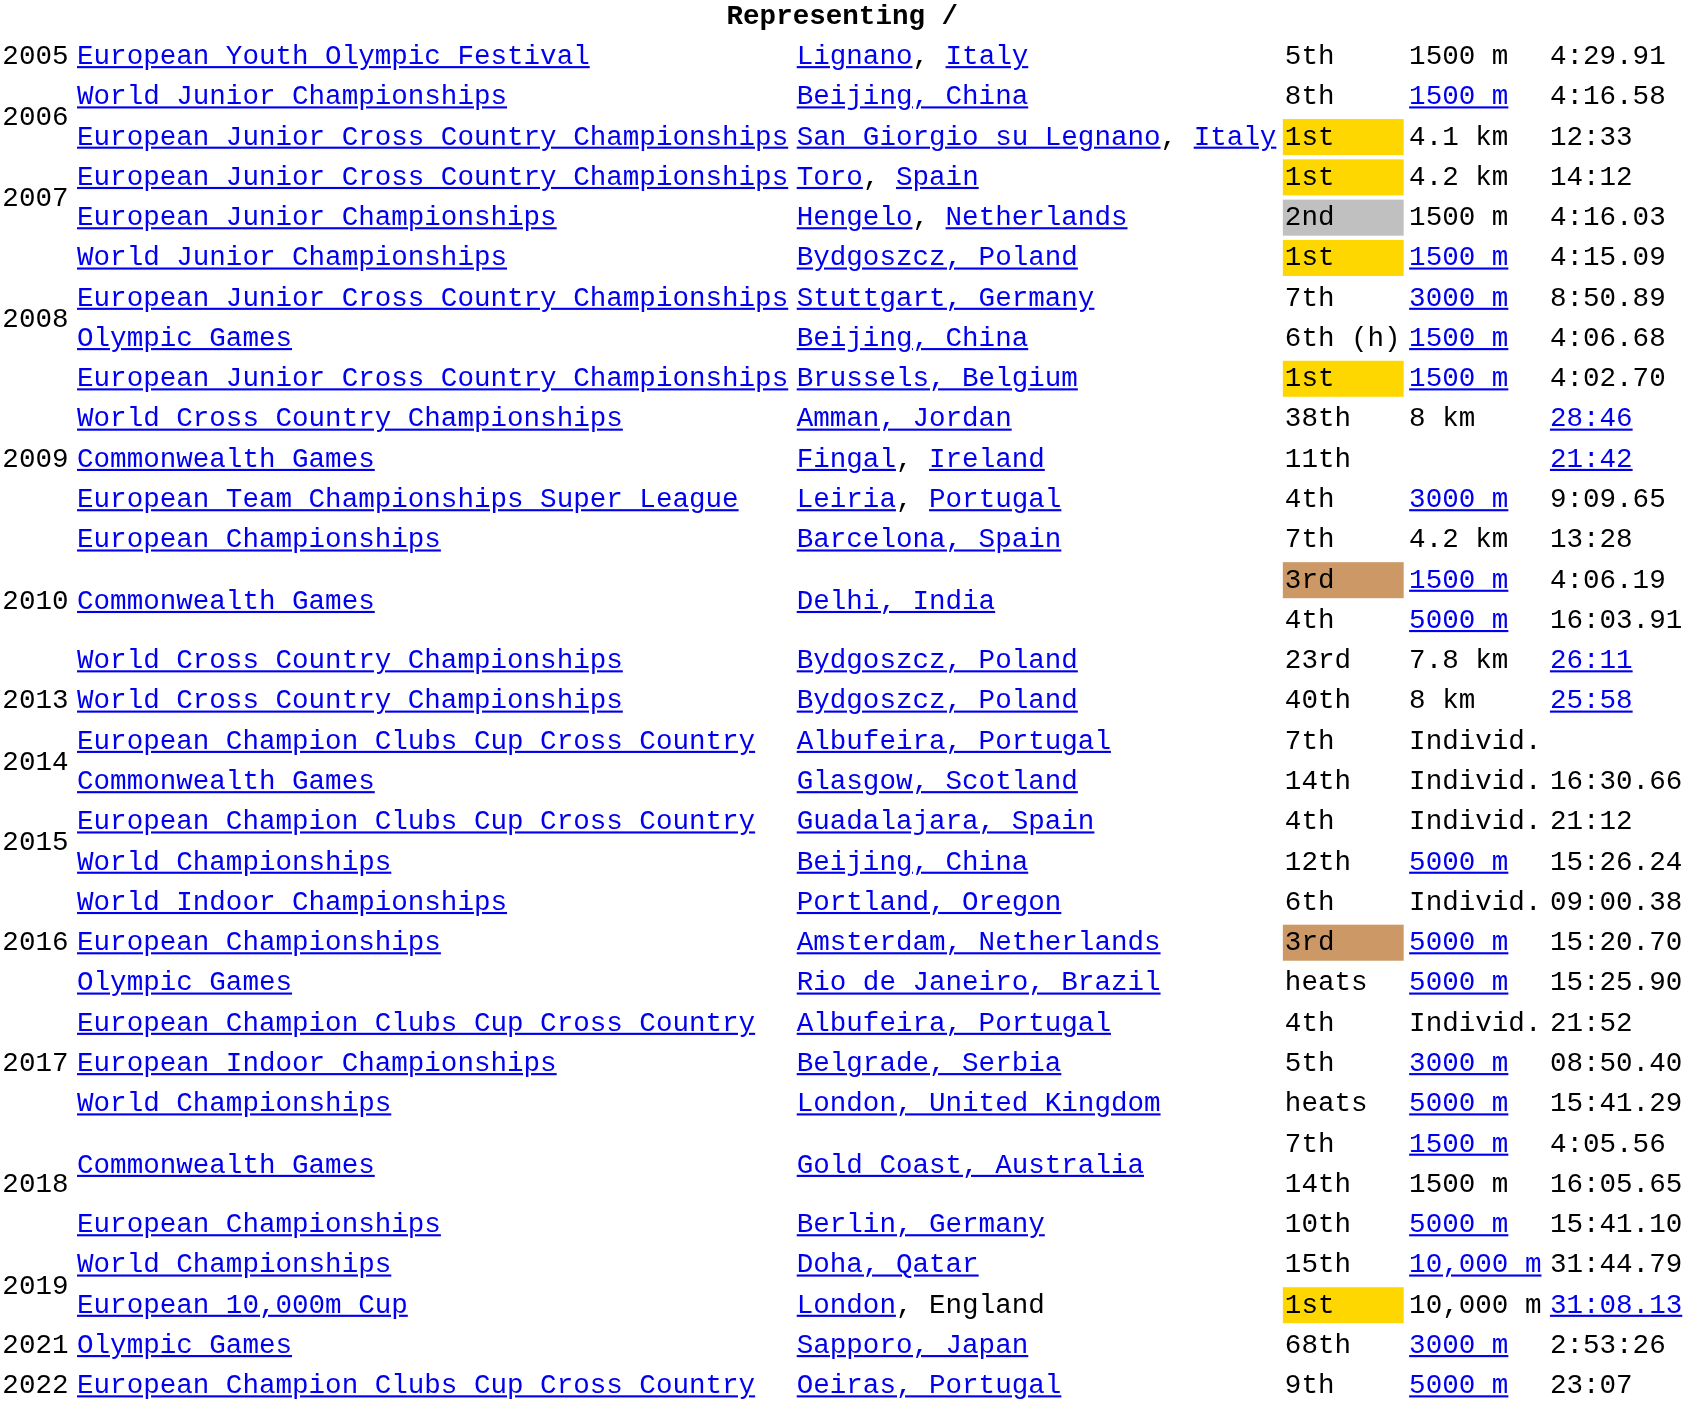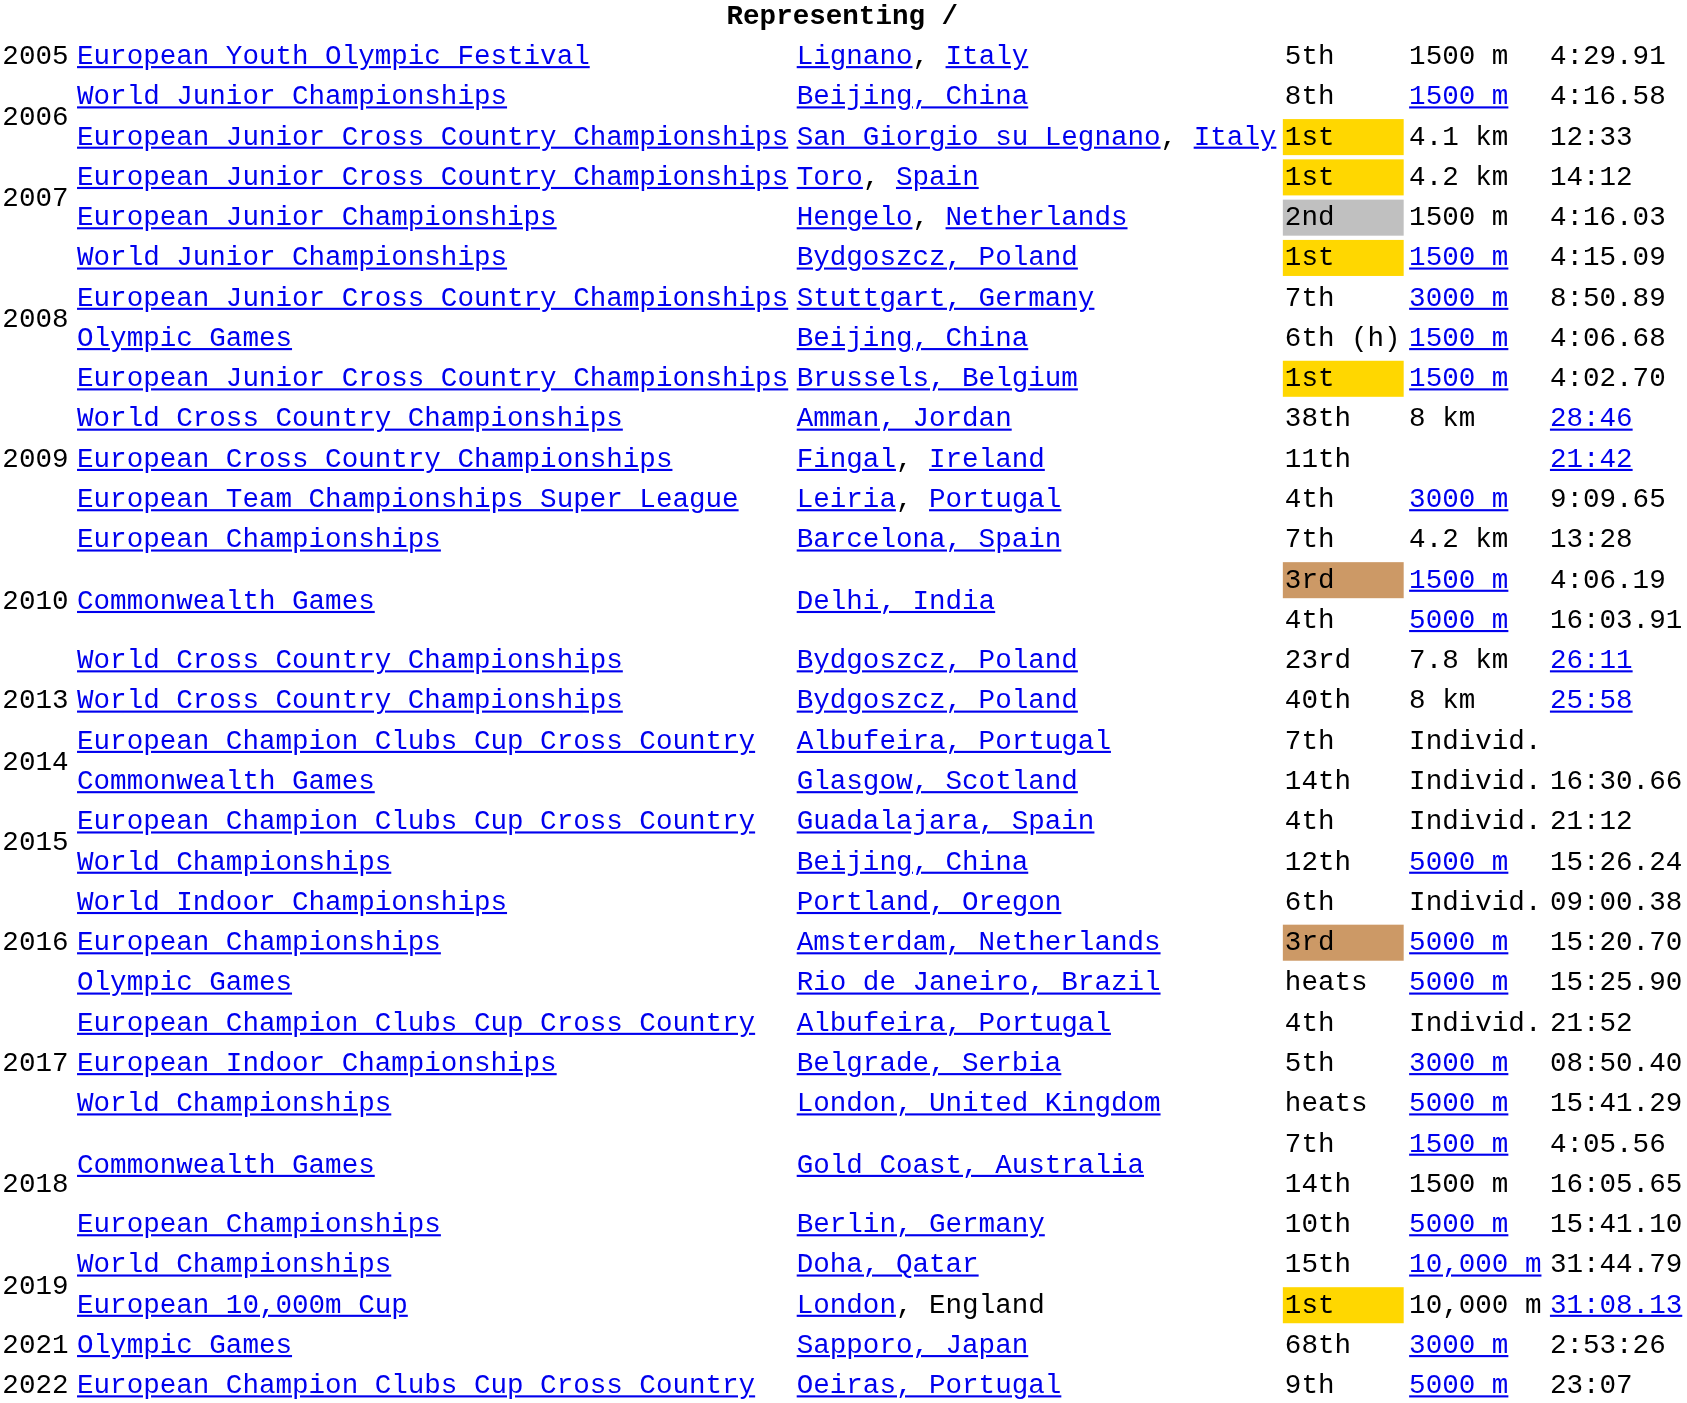(226, 459) Commonwealth Games -> (375, 459) European Cross Country Championships
